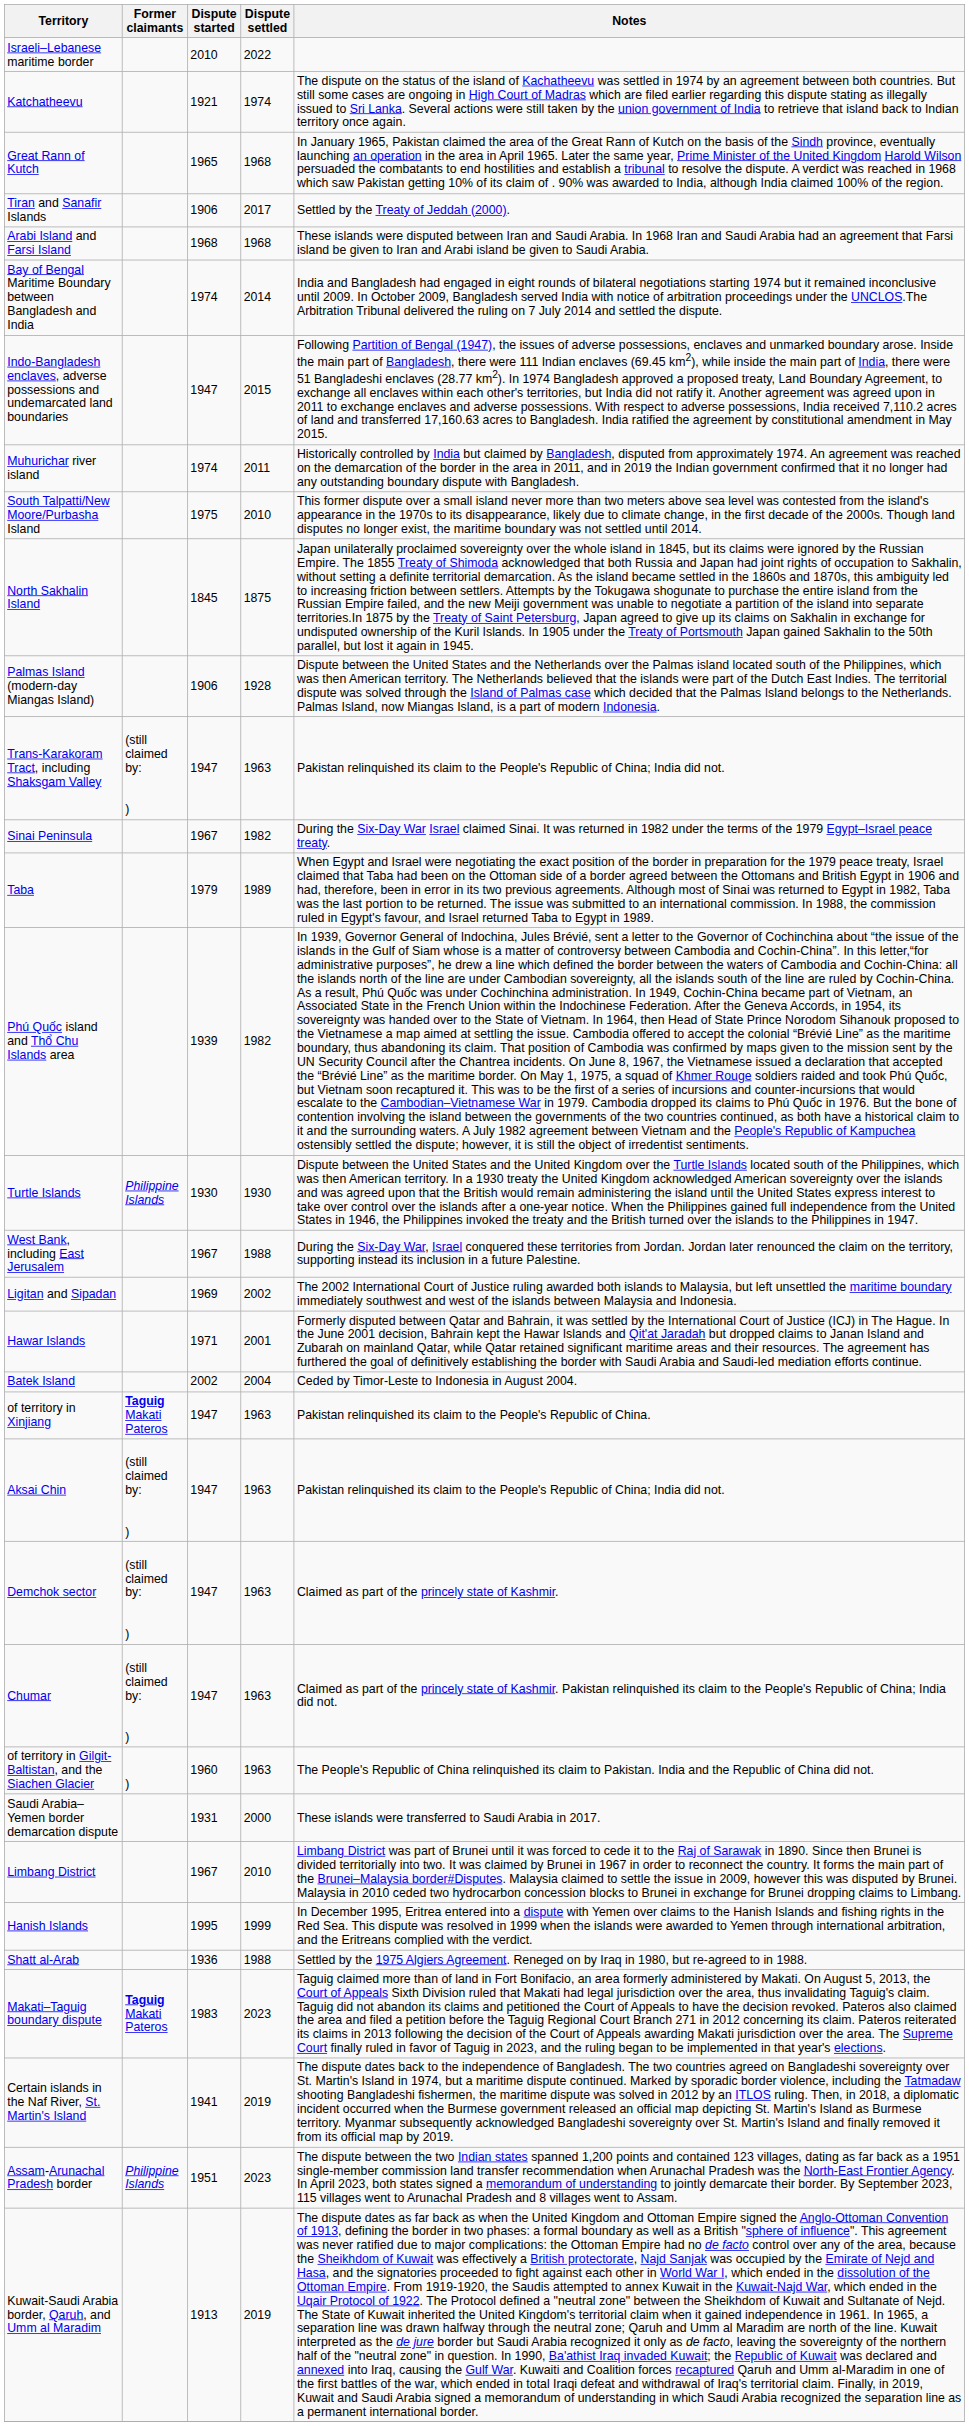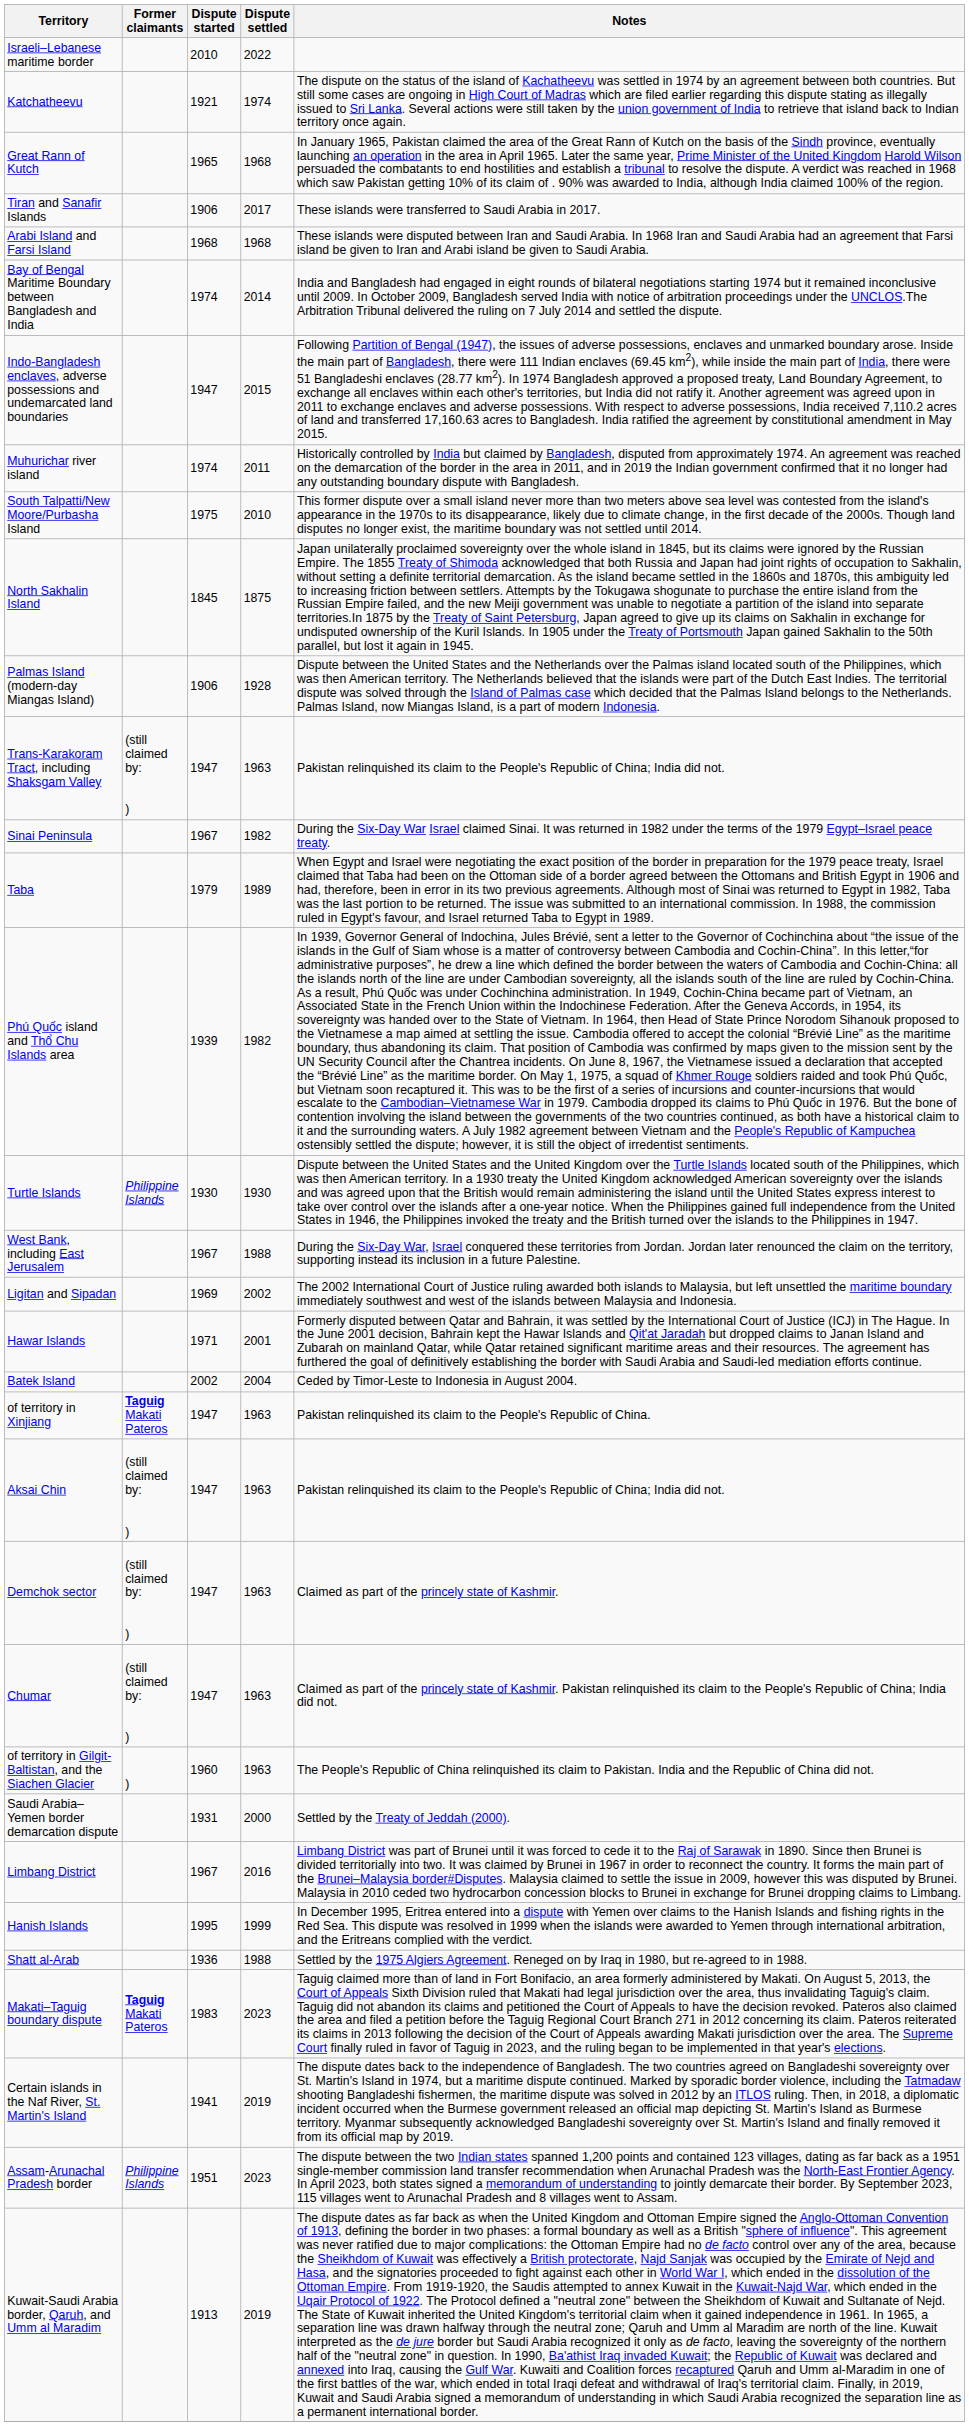(403, 210) Settled by the Treaty of Jeddah (2000). -> (449, 210) These islands were transferred to Saudi Arabia in 2017.
(449, 1817) These islands were transferred to Saudi Arabia in 2017. -> (403, 1817) Settled by the Treaty of Jeddah (2000).
(257, 1872) 2010 -> (257, 1872) 2016
